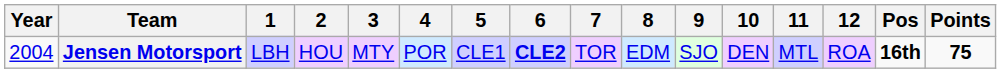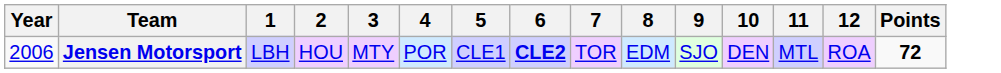- column: (900, 21)
(31, 52) 2004 -> (31, 52) 2006
(960, 52) 75 -> (910, 52) 72
